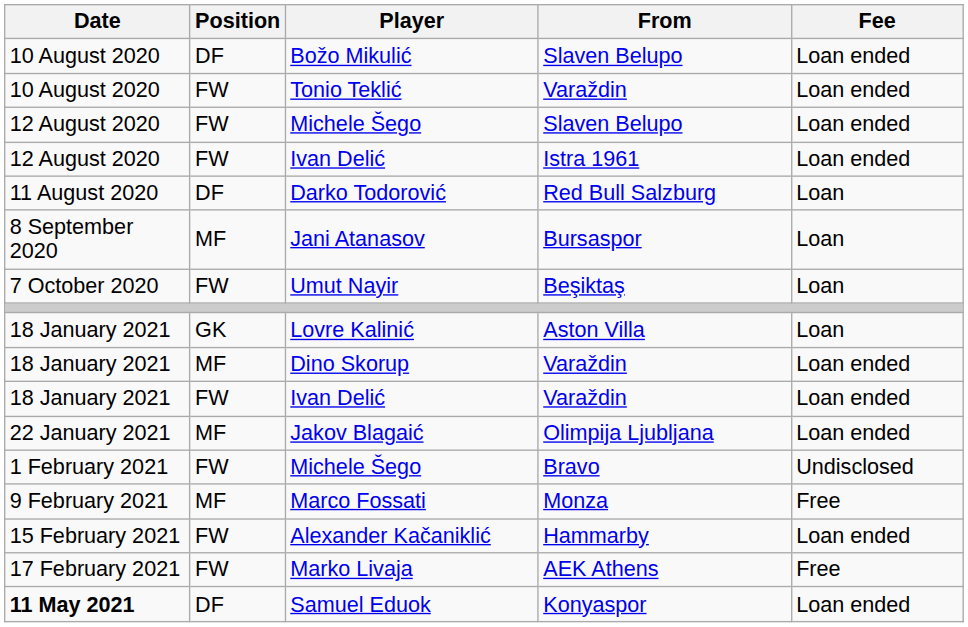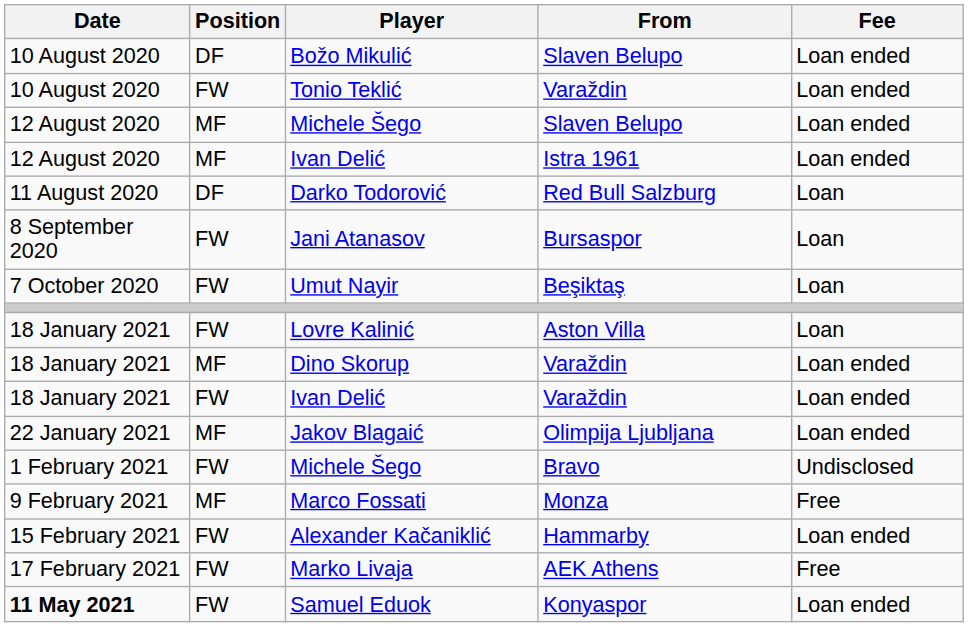(212, 124) FW -> (211, 124) MF
(212, 158) FW -> (211, 158) MF
(211, 239) MF -> (212, 239) FW
(211, 329) GK -> (212, 329) FW
(210, 603) DF -> (212, 603) FW
